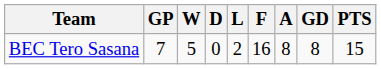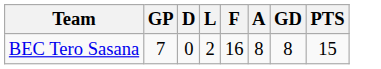- column: (191, 19)
